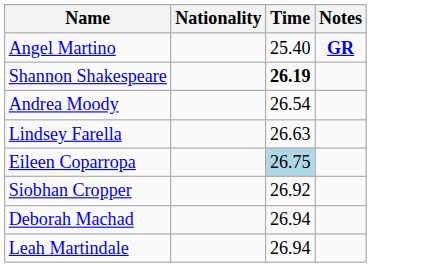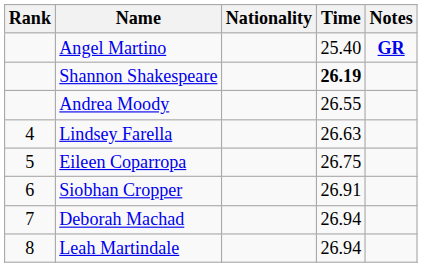+ column: (30, 18)
(290, 104) 26.54 -> (341, 104) 26.55
(290, 162) lightblue background -> (341, 162) no background
(290, 190) 26.92 -> (341, 190) 26.91
